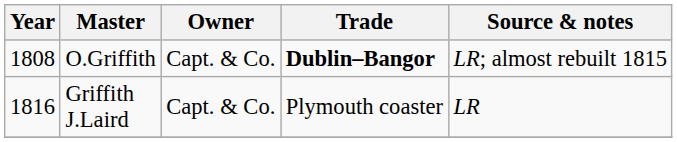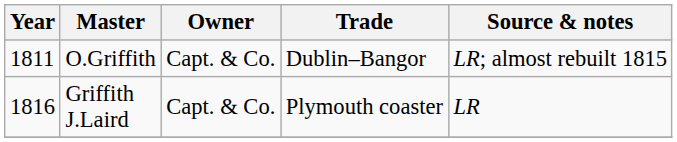(32, 58) 1808 -> (32, 58) 1811
(360, 58) bold -> (356, 58) normal
